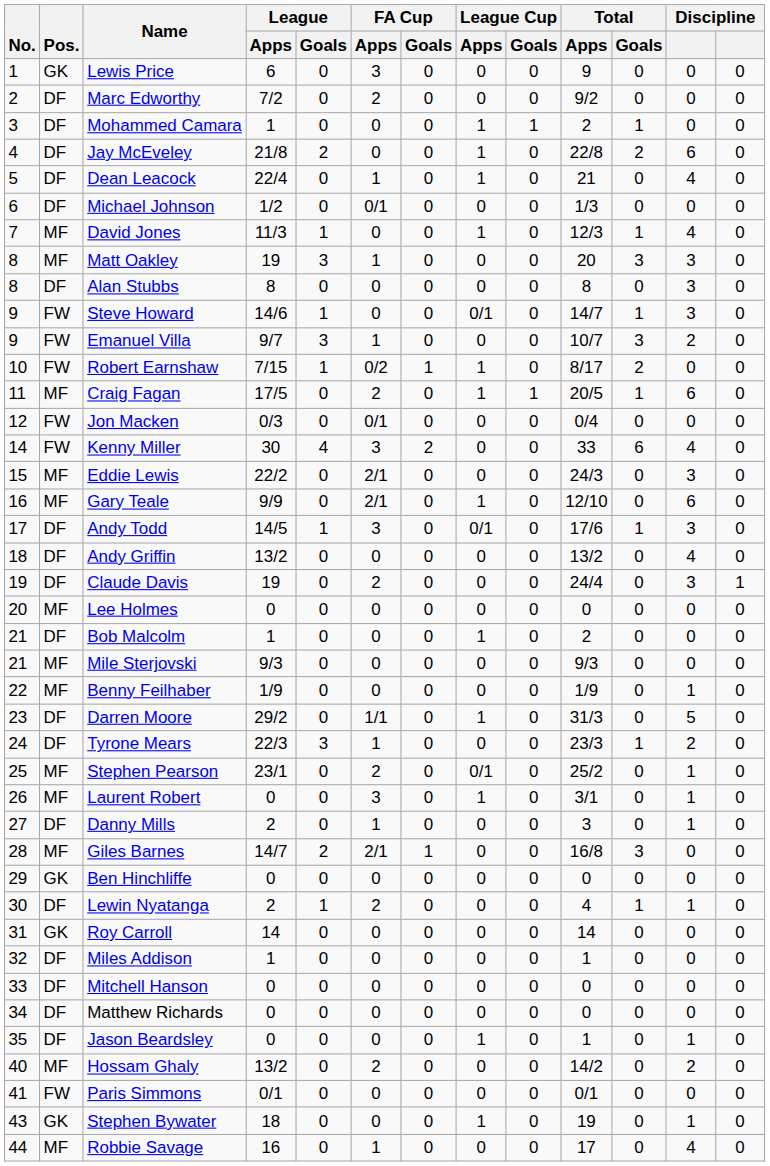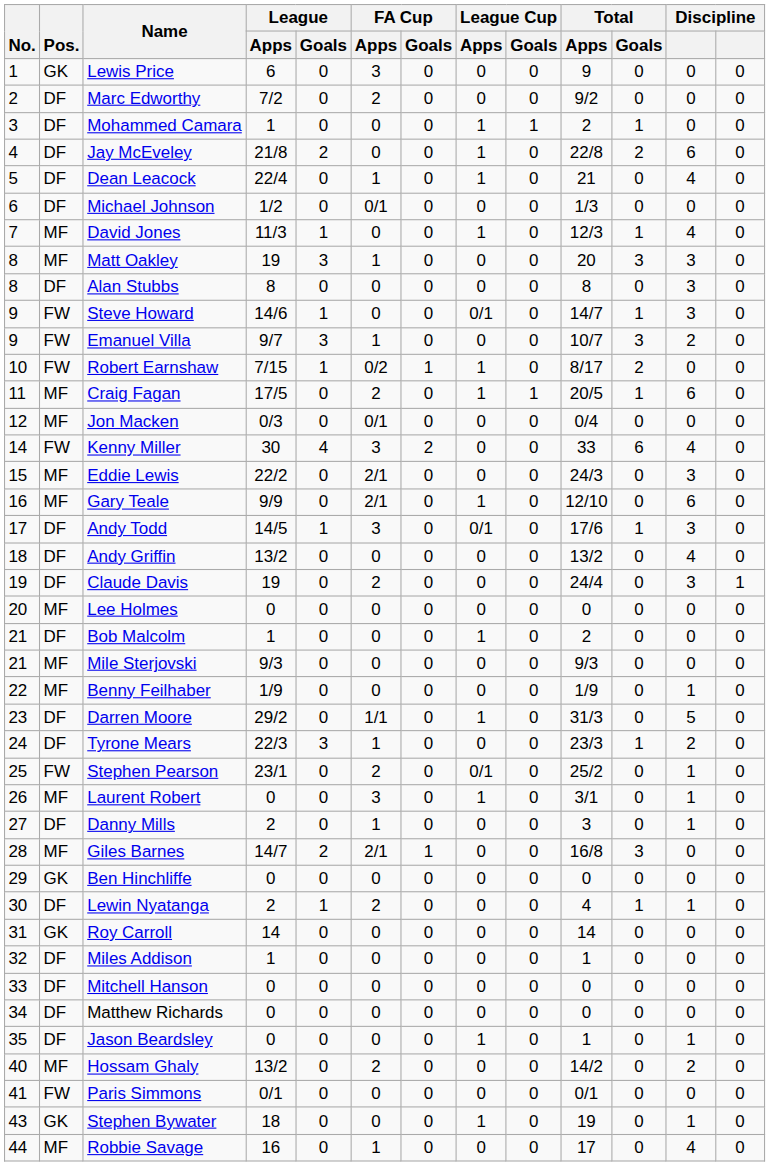(57, 421) FW -> (56, 421) MF
(56, 771) MF -> (57, 771) FW
